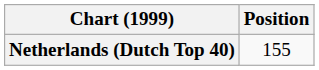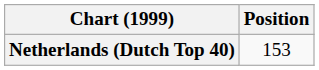(276, 49) 155 -> (276, 49) 153
